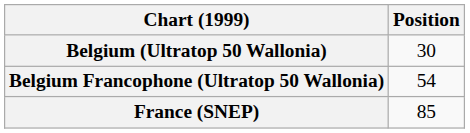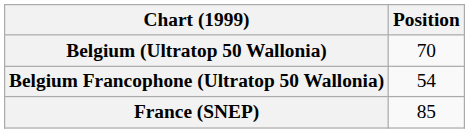(426, 50) 30 -> (426, 50) 70
